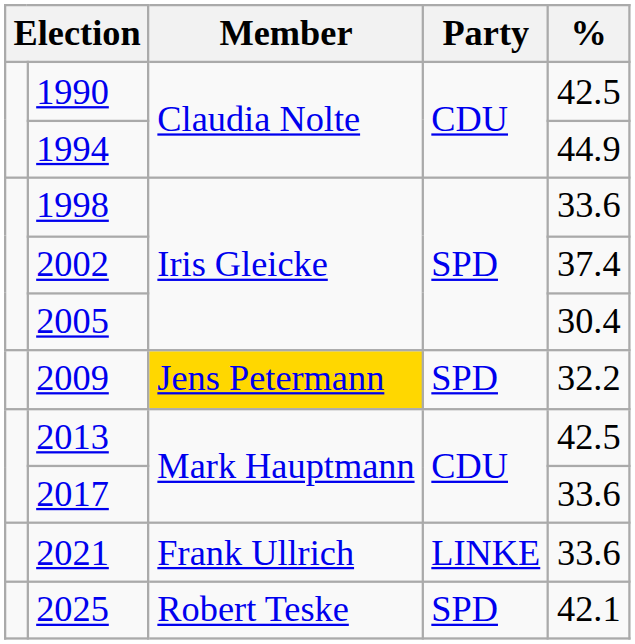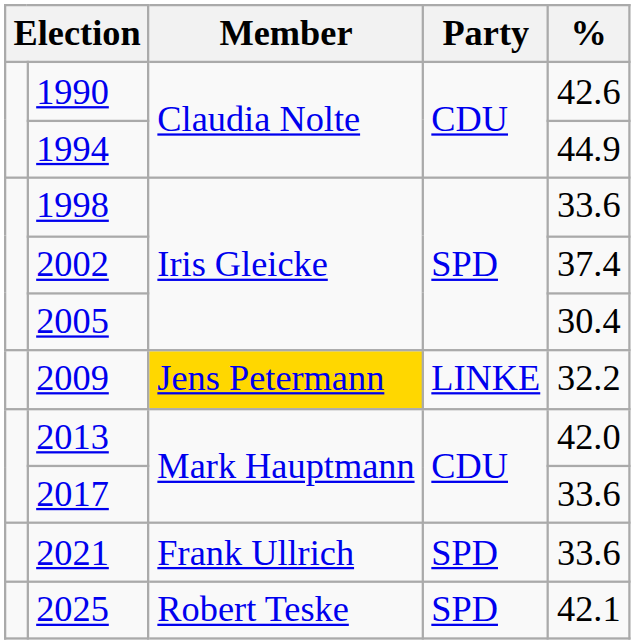(589, 90) 42.5 -> (589, 90) 42.6
(465, 378) SPD -> (486, 378) LINKE
(589, 436) 42.5 -> (589, 436) 42.0
(486, 551) LINKE -> (465, 551) SPD
